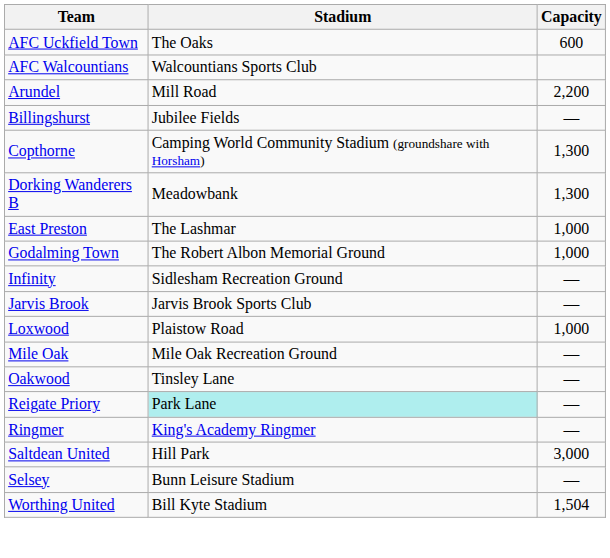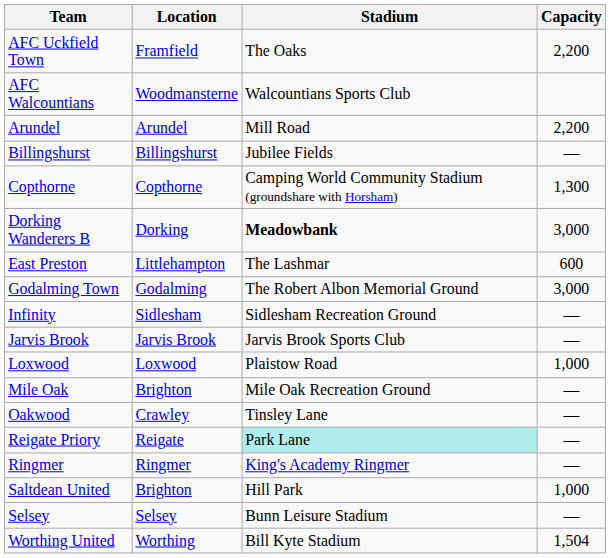+ column: (187, 17)
(571, 42) 600 -> (571, 51) 2,200
(195, 194) normal -> (291, 230) bold
(571, 194) 1,300 -> (571, 230) 3,000
(571, 228) 1,000 -> (571, 264) 600
(571, 253) 1,000 -> (571, 289) 3,000
(571, 454) 3,000 -> (571, 490) 1,000
